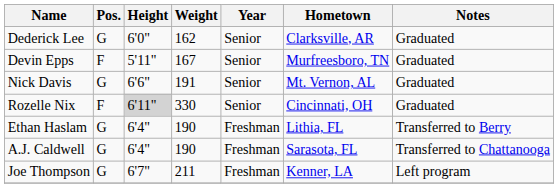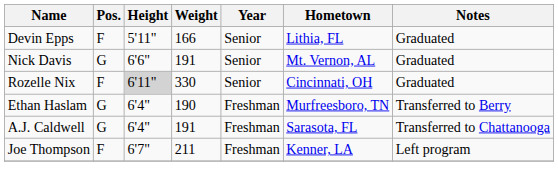- row: (46, 37)
(185, 60) 167 -> (185, 37) 166
(338, 60) Murfreesboro, TN -> (315, 37) Lithia, FL
(315, 127) Lithia, FL -> (338, 104) Murfreesboro, TN
(185, 149) 190 -> (185, 127) 191
(102, 171) G -> (100, 149) F
